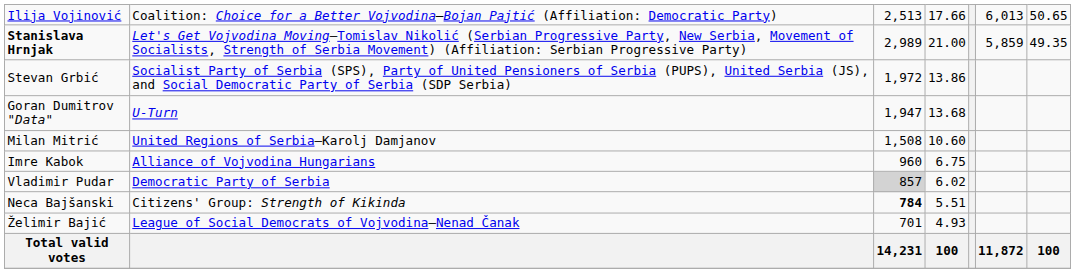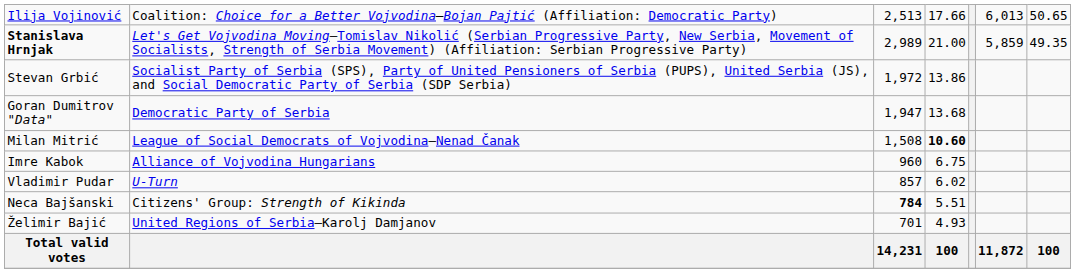(155, 113) U-Turn -> (231, 113) Democratic Party of Serbia
(284, 141) United Regions of Serbia–Karolj Damjanov -> (326, 141) League of Social Democrats of Vojvodina–Nenad Čanak
(947, 141) normal -> (947, 141) bold
(231, 182) Democratic Party of Serbia -> (155, 182) U-Turn
(911, 182) lightgrey background -> (911, 182) no background
(326, 223) League of Social Democrats of Vojvodina–Nenad Čanak -> (284, 223) United Regions of Serbia–Karolj Damjanov
